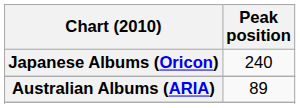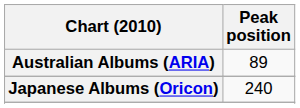rows swapped: (113, 89) <-> (113, 62)
